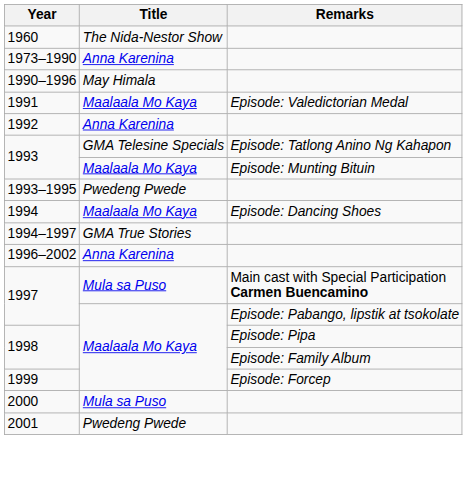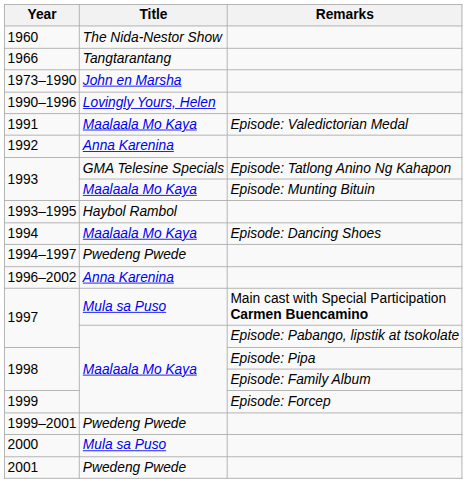+ row: (23, 59)
(128, 59) Anna Karenina -> (132, 80) John en Marsha
(119, 80) May Himala -> (149, 102) Lovingly Yours, Helen
(134, 189) Pwedeng Pwede -> (130, 211) Haybol Rambol
(137, 233) GMA True Stories -> (134, 255) Pwedeng Pwede
+ row: (42, 423)
